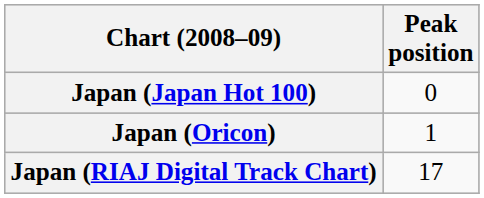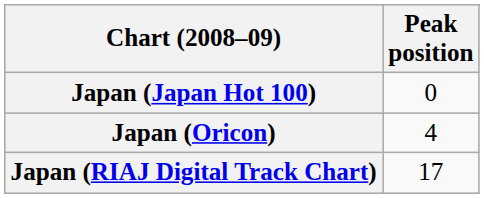(431, 132) 1 -> (431, 132) 4
